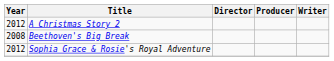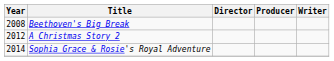rows swapped: (79, 37) <-> (74, 24)
(16, 50) 2012 -> (16, 50) 2014
